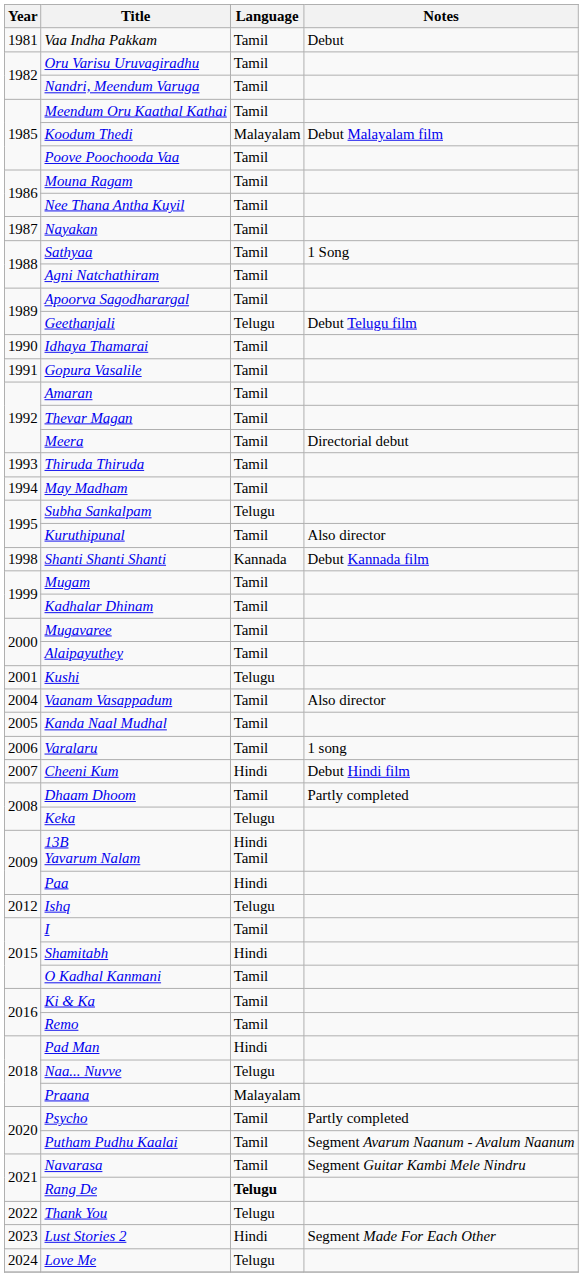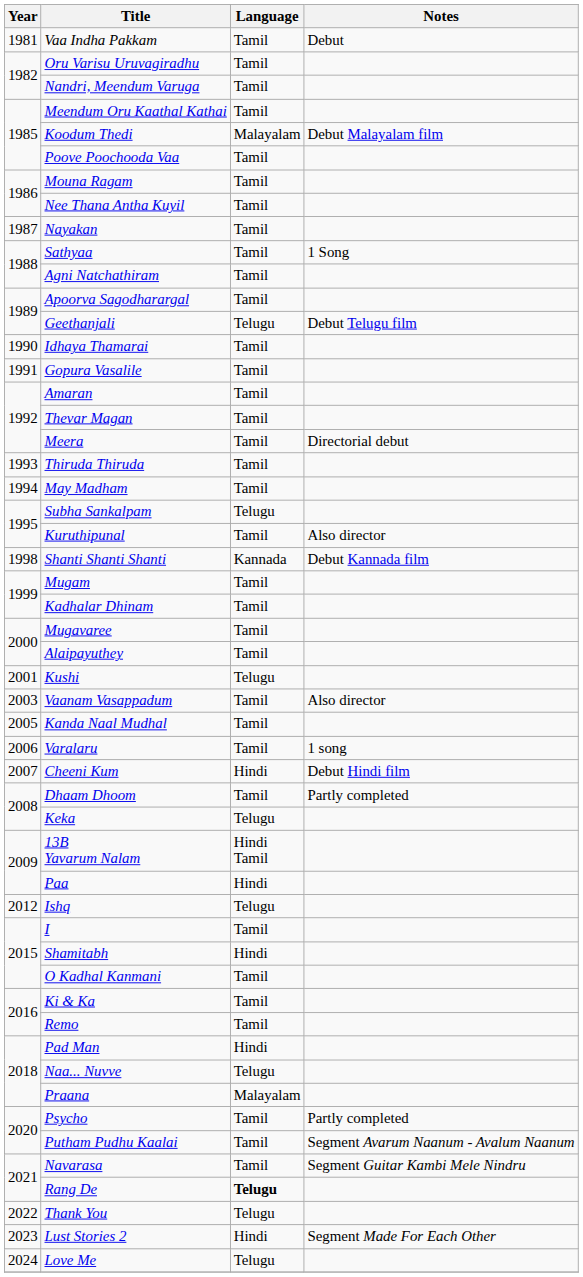(23, 700) 2004 -> (23, 700) 2003
